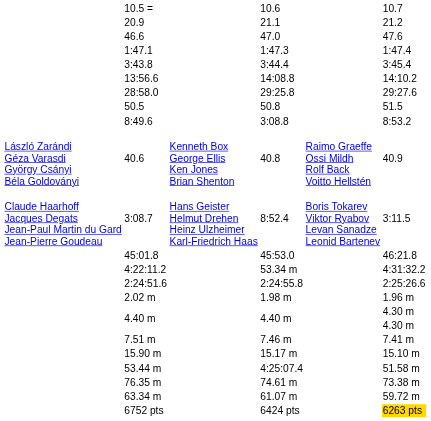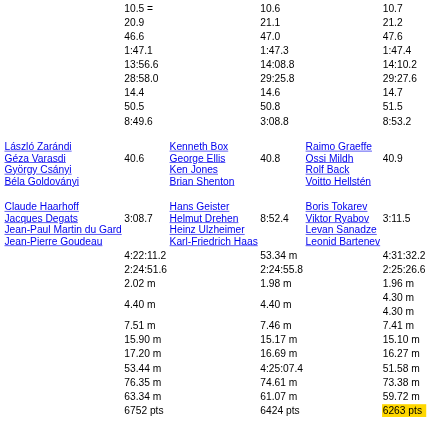- row: (63, 65)
+ row: (63, 93)
- row: (63, 256)
+ row: (63, 354)
